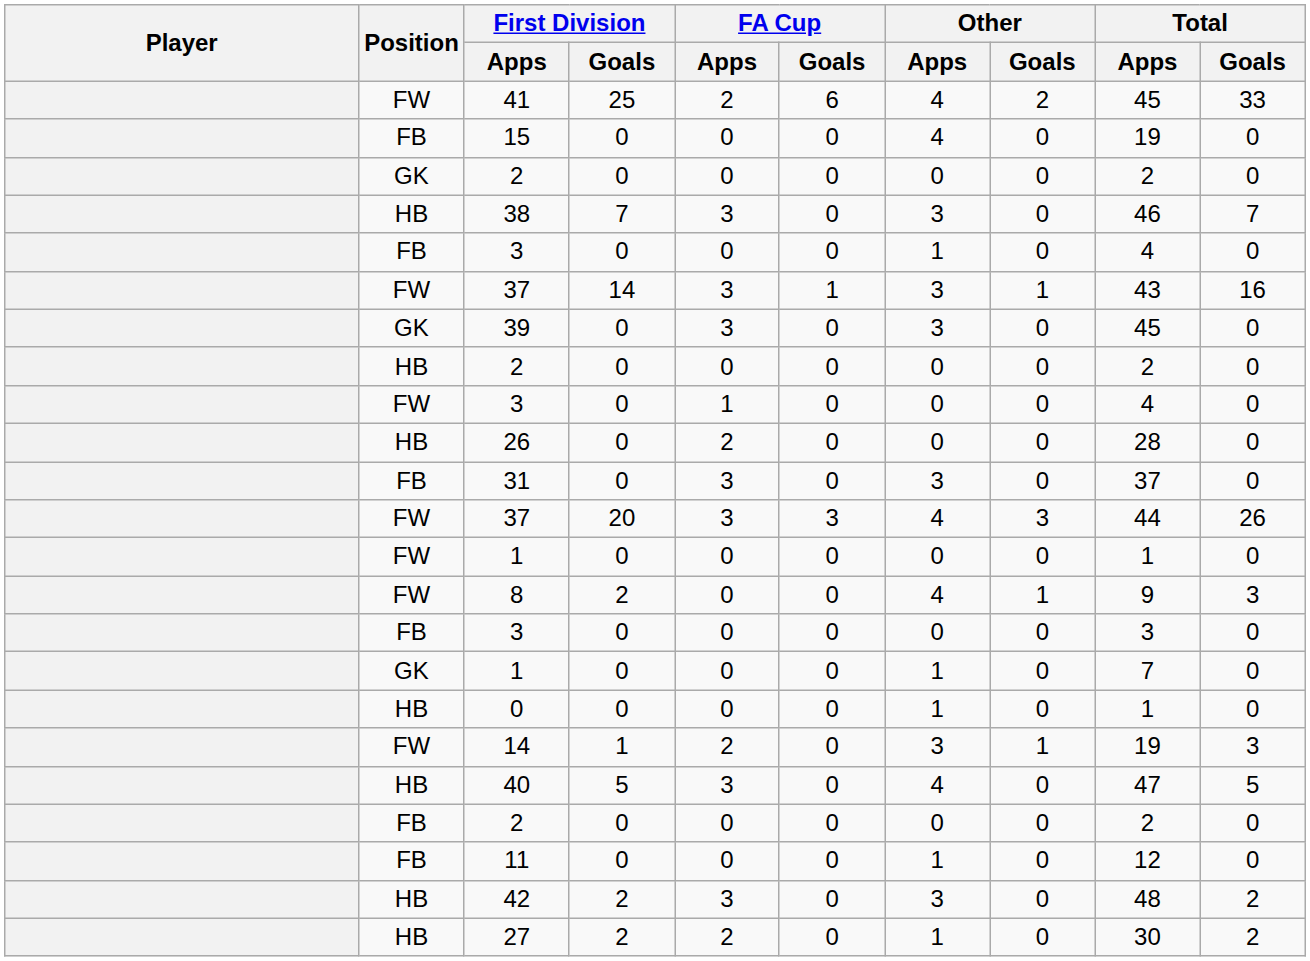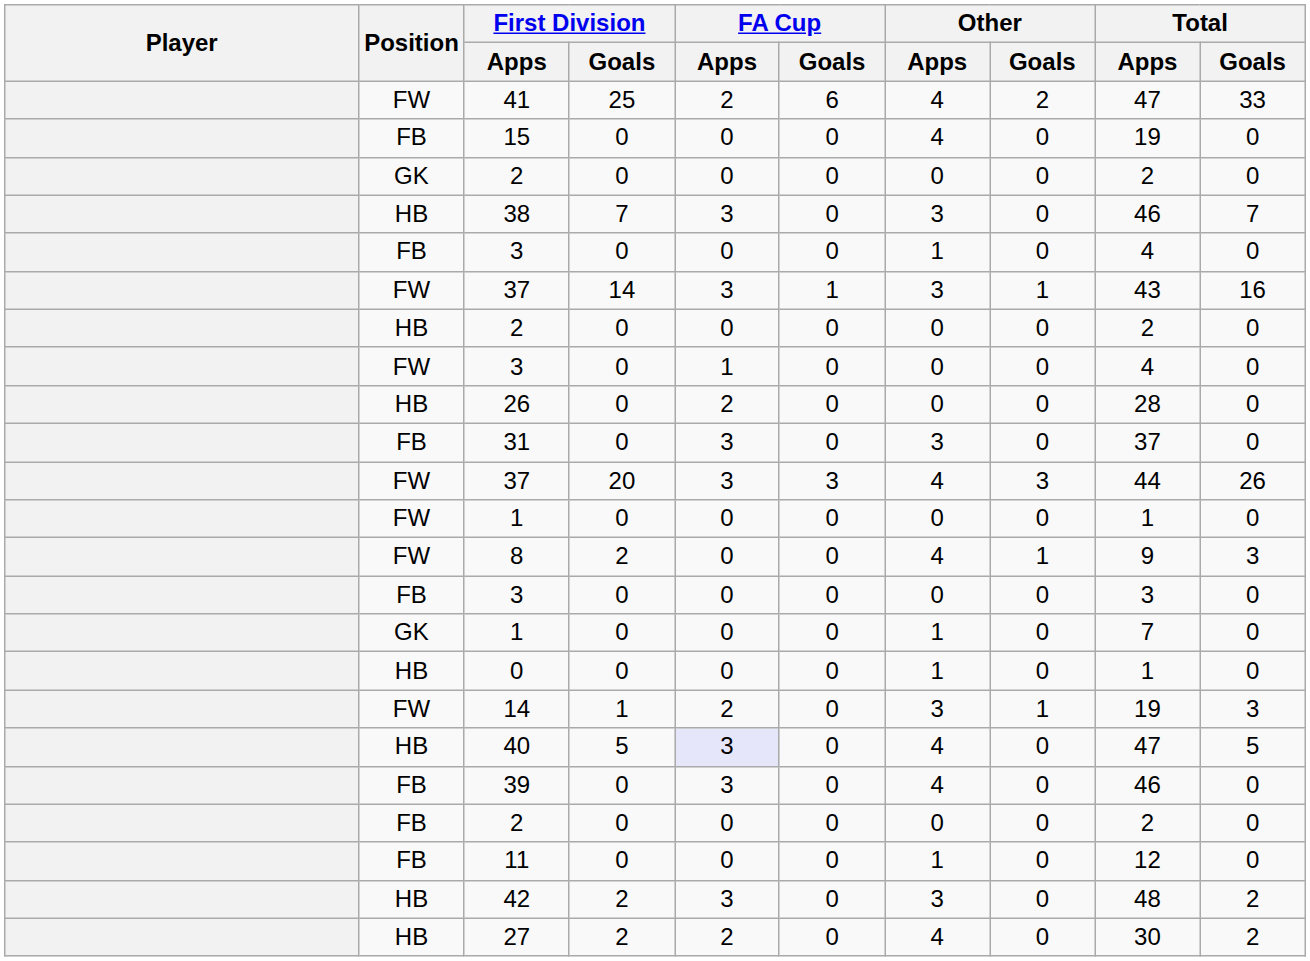(1147, 99) 45 -> (1147, 99) 47
- row: (411, 328)
(727, 784) no background -> (727, 746) lavender background
+ row: (411, 784)
(937, 937) 1 -> (937, 937) 4
